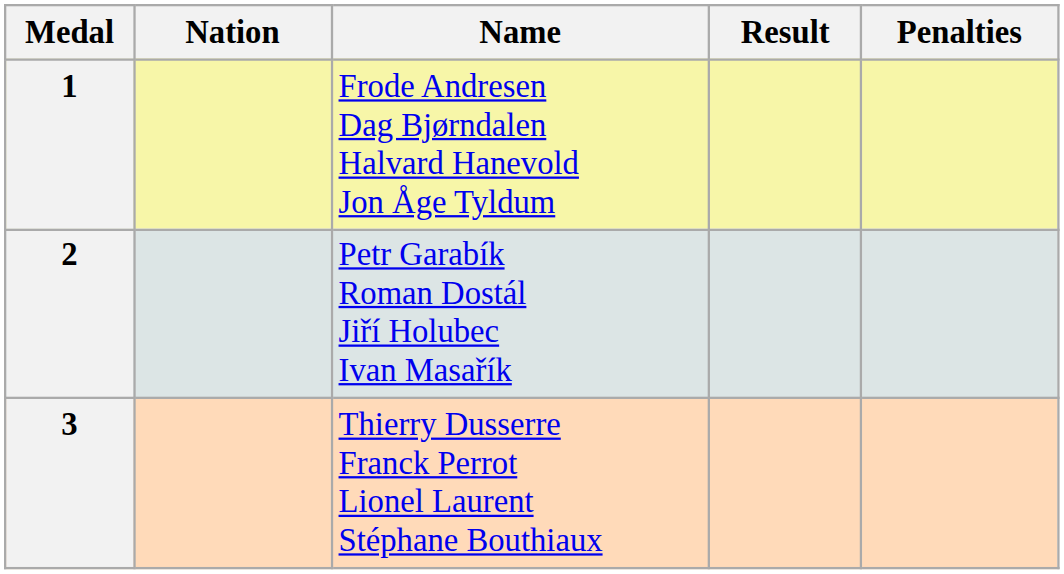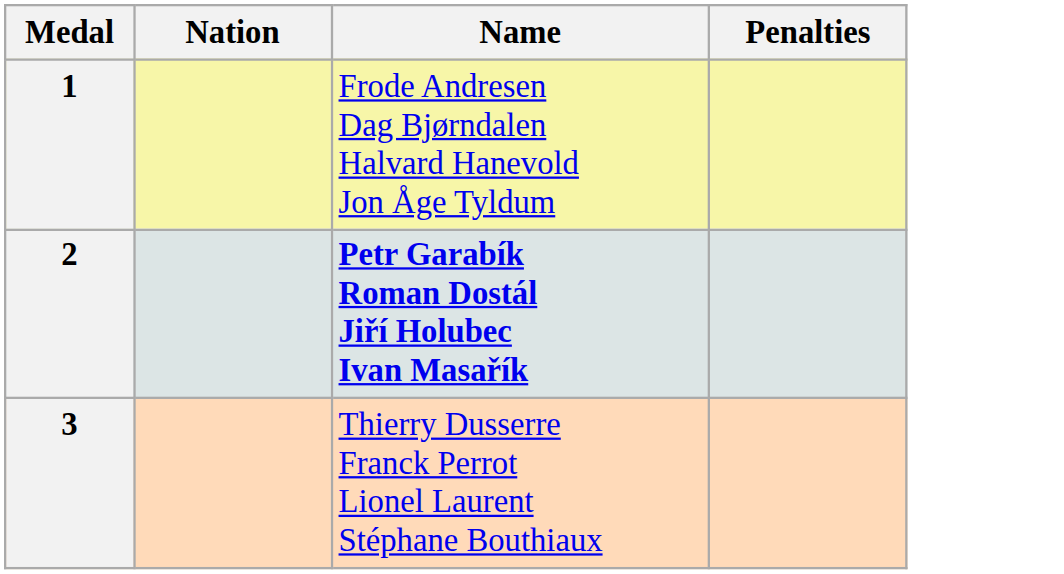- column: (785, 31)
(432, 313) normal -> (438, 313) bold
